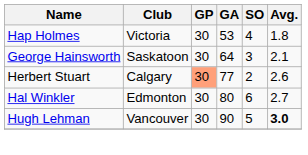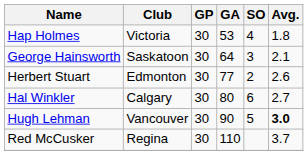(149, 77) Calgary -> (156, 77) Edmonton
(202, 77) lightsalmon background -> (202, 77) no background
(156, 98) Edmonton -> (149, 98) Calgary
+ row: (51, 139)
